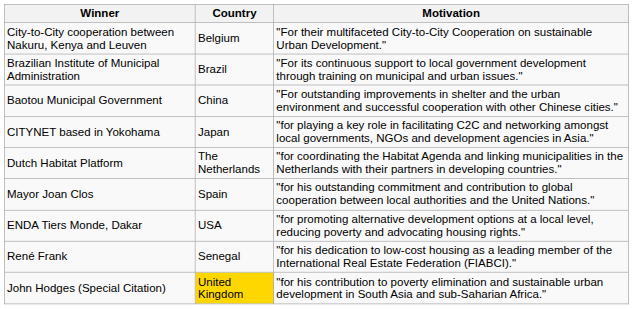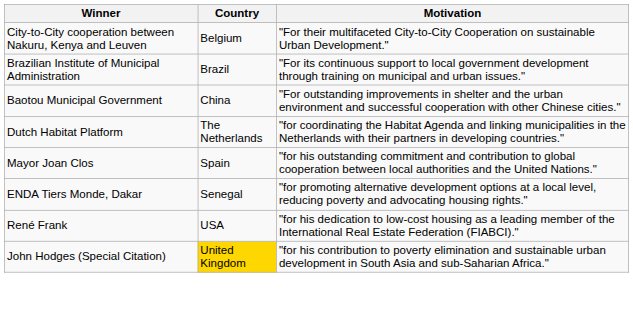- row: (83, 132)
(210, 225) USA -> (221, 194) Senegal
(219, 256) Senegal -> (212, 225) USA
